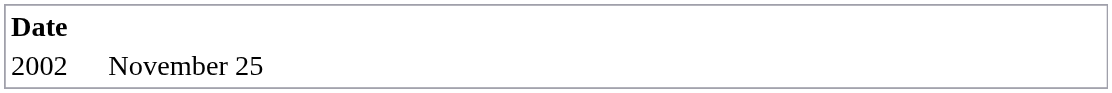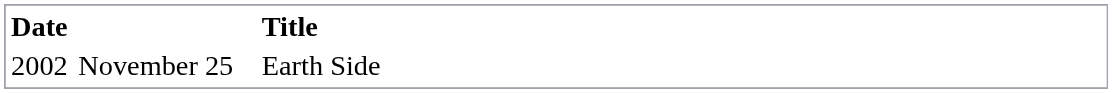+ column: (290, 26)
